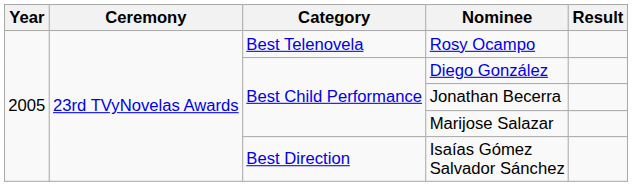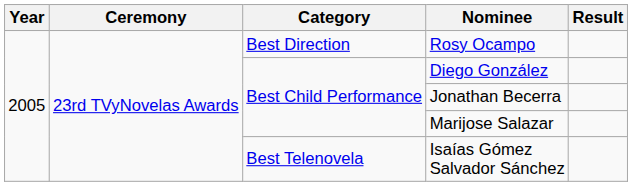(305, 44) Best Telenovela -> (298, 44) Best Direction
(298, 159) Best Direction -> (305, 159) Best Telenovela
